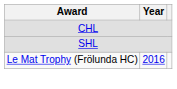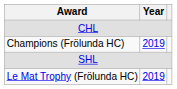+ row: (65, 44)
(154, 60) 2016 -> (154, 76) 2019
